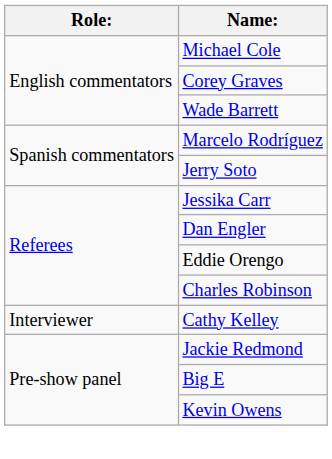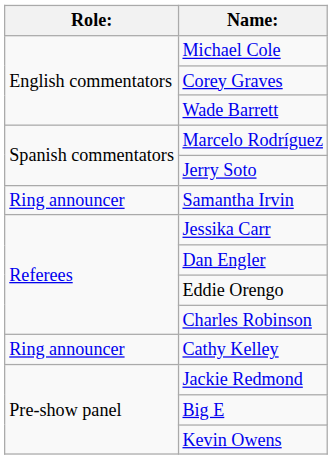+ row: (238, 200)
(51, 319) Interviewer -> (67, 349) Ring announcer
